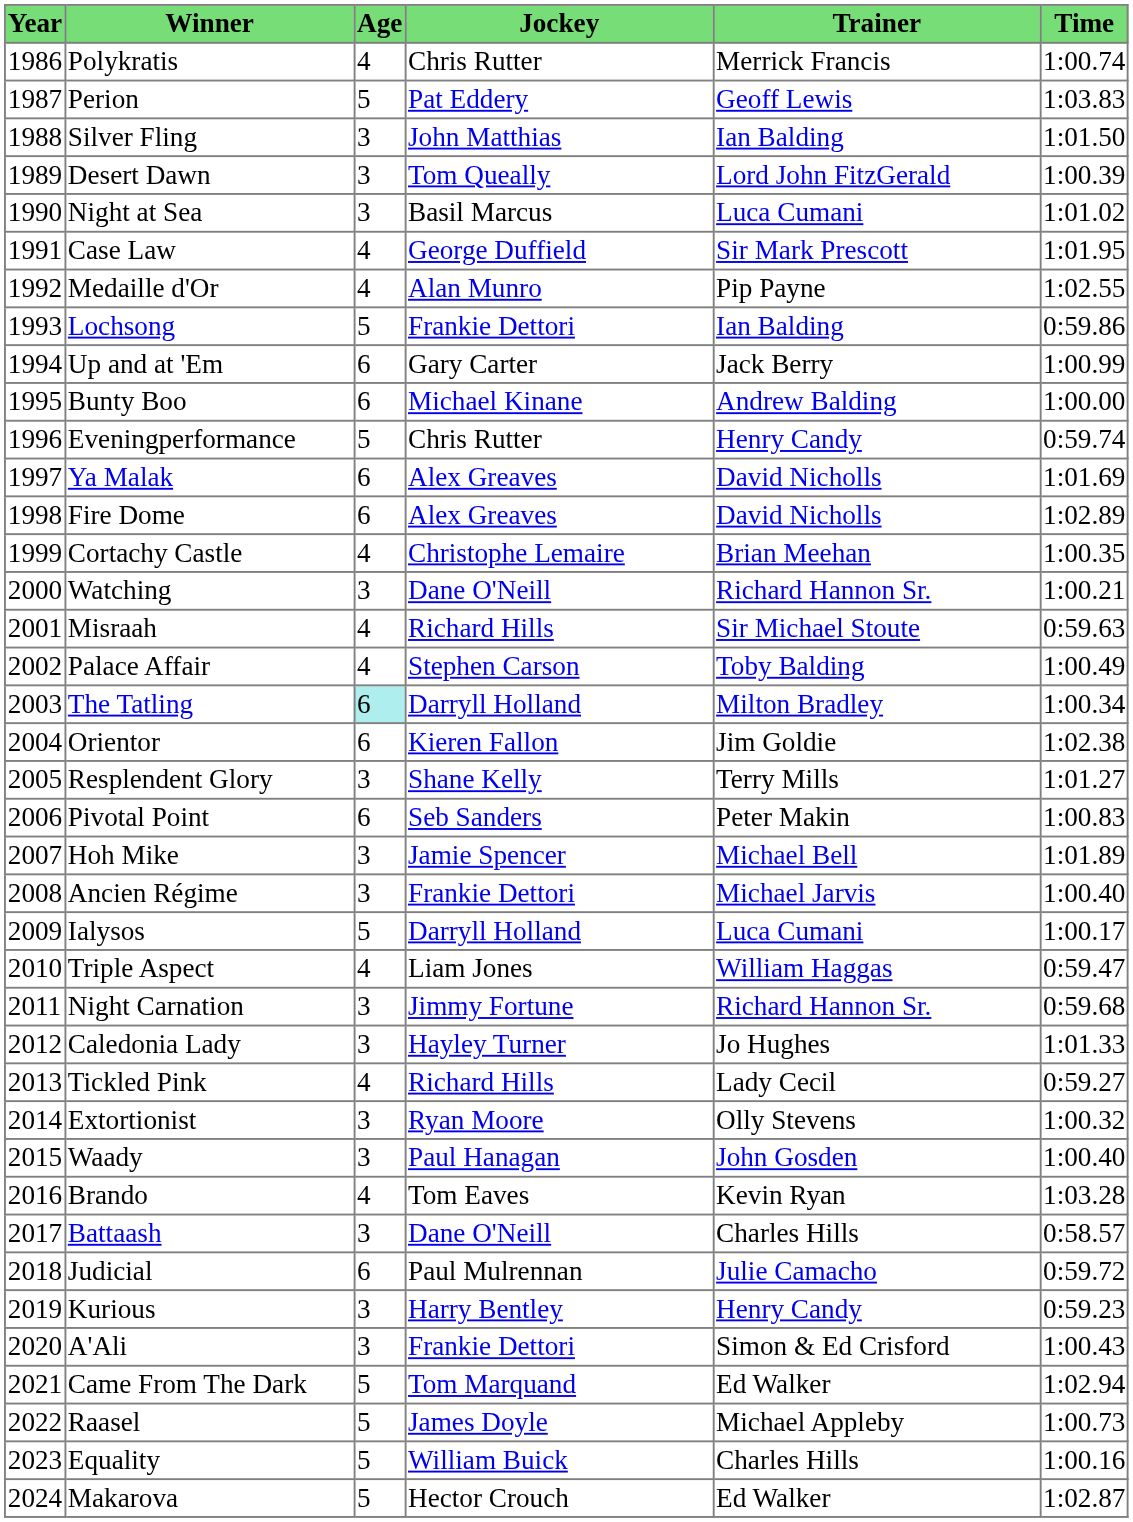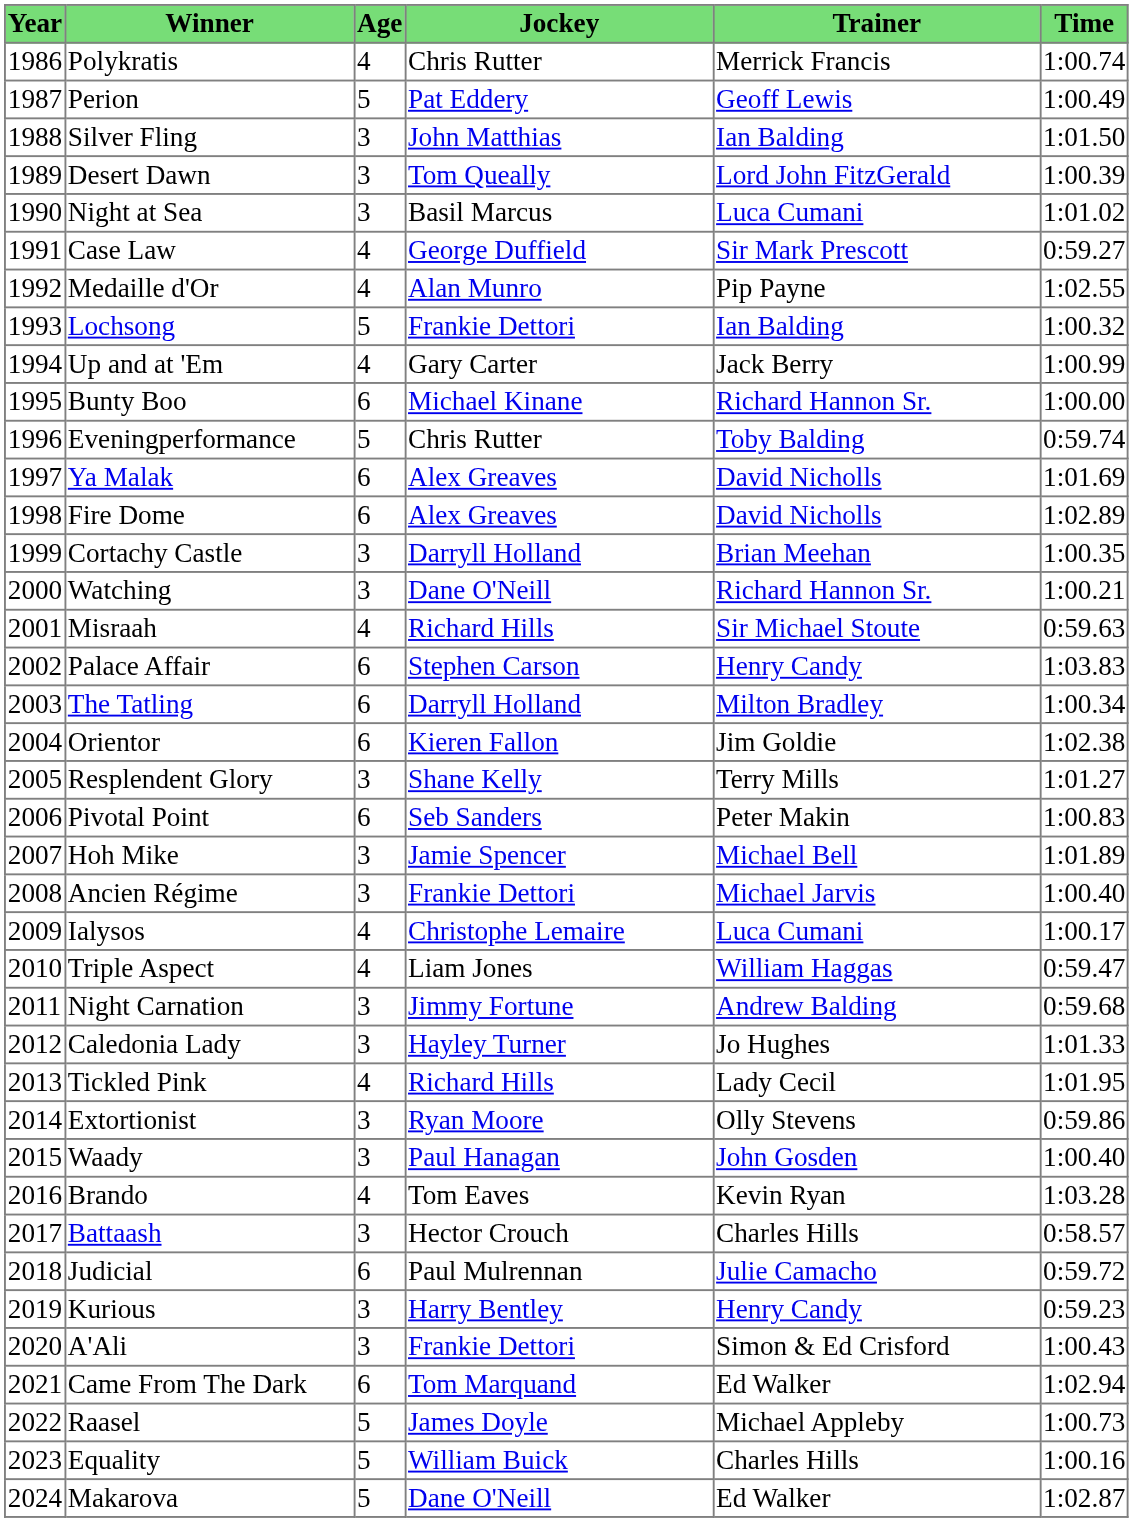(1084, 98) 1:03.83 -> (1084, 98) 1:00.49
(1084, 250) 1:01.95 -> (1084, 250) 0:59.27
(1084, 325) 0:59.86 -> (1084, 325) 1:00.32
(364, 363) 6 -> (364, 363) 4
(806, 401) Andrew Balding -> (824, 401) Richard Hannon Sr.
(789, 439) Henry Candy -> (790, 439) Toby Balding
(364, 552) 4 -> (364, 552) 3
(516, 552) Christophe Lemaire -> (494, 552) Darryll Holland
(364, 666) 4 -> (364, 666) 6
(790, 666) Toby Balding -> (789, 666) Henry Candy
(1084, 666) 1:00.49 -> (1084, 666) 1:03.83
(364, 703) paleturquoise background -> (364, 703) no background
(364, 930) 5 -> (364, 930) 4
(494, 930) Darryll Holland -> (516, 930) Christophe Lemaire
(824, 1006) Richard Hannon Sr. -> (806, 1006) Andrew Balding
(1084, 1081) 0:59.27 -> (1084, 1081) 1:01.95
(1084, 1119) 1:00.32 -> (1084, 1119) 0:59.86
(480, 1232) Dane O'Neill -> (488, 1232) Hector Crouch
(364, 1384) 5 -> (364, 1384) 6
(488, 1497) Hector Crouch -> (480, 1497) Dane O'Neill
